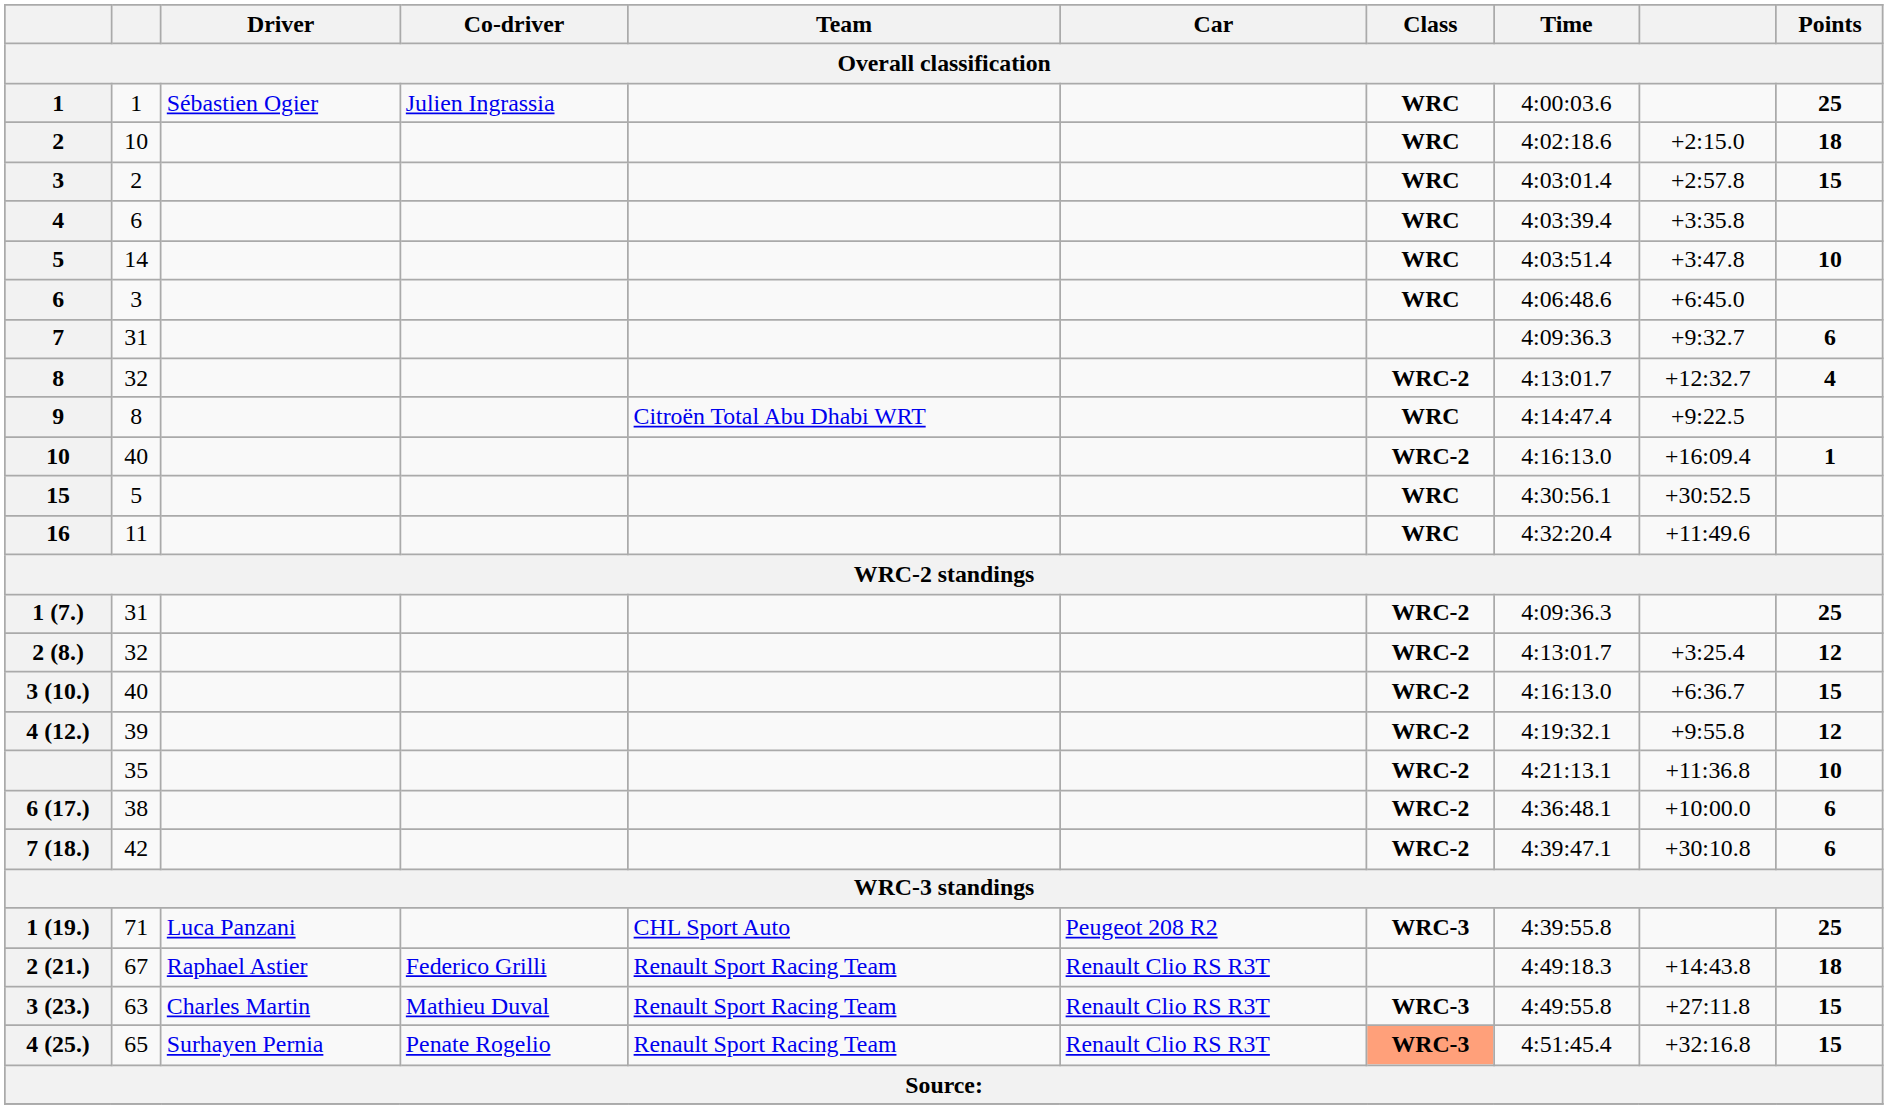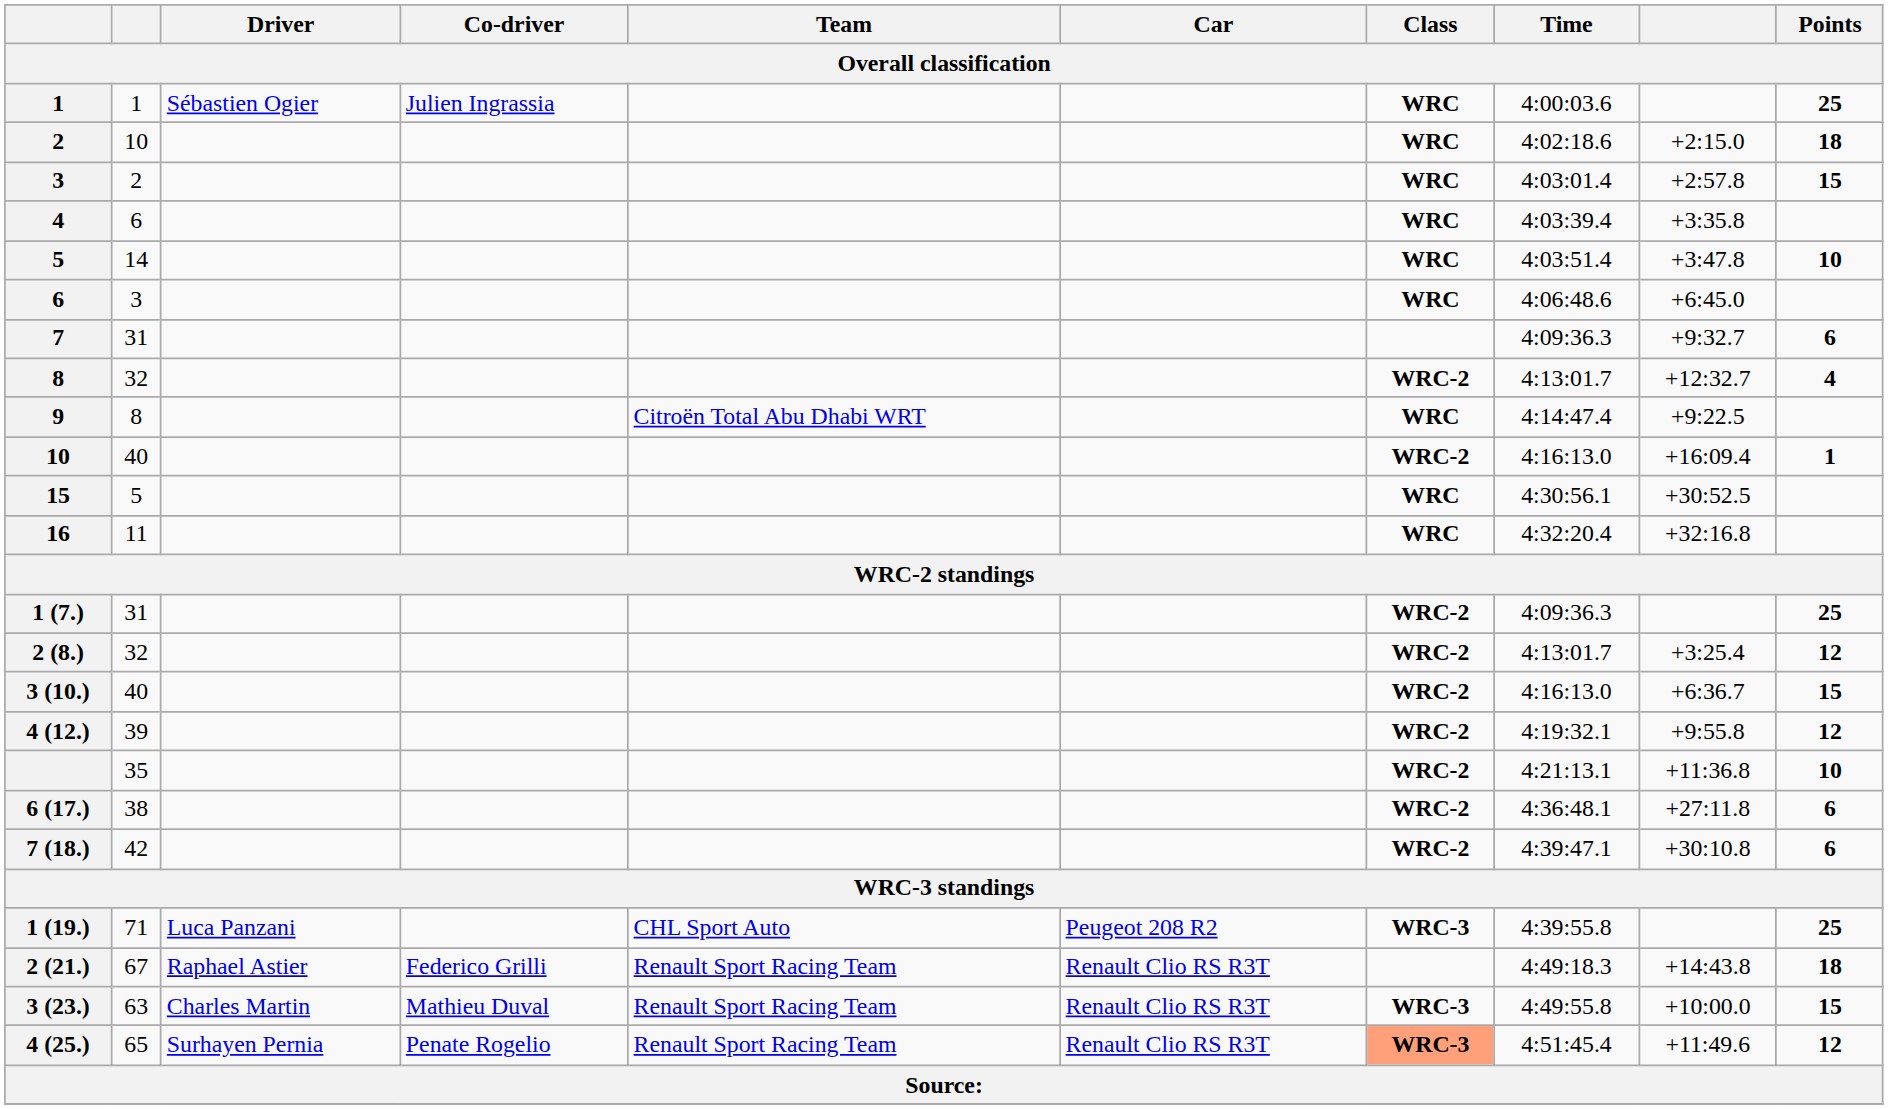(1708, 534) +11:49.6 -> (1708, 534) +32:16.8
(1708, 809) +10:00.0 -> (1708, 809) +27:11.8
(1708, 1005) +27:11.8 -> (1708, 1005) +10:00.0
(1708, 1044) +32:16.8 -> (1708, 1044) +11:49.6
(1830, 1044) 15 -> (1830, 1044) 12
